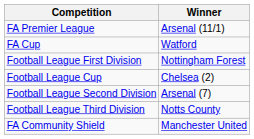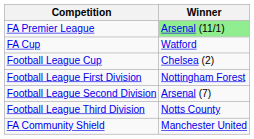(193, 28) no background -> (193, 28) lightgreen background
rows swapped: (54, 77) <-> (74, 61)
